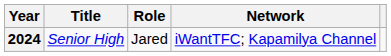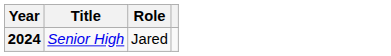- column: (275, 16)
